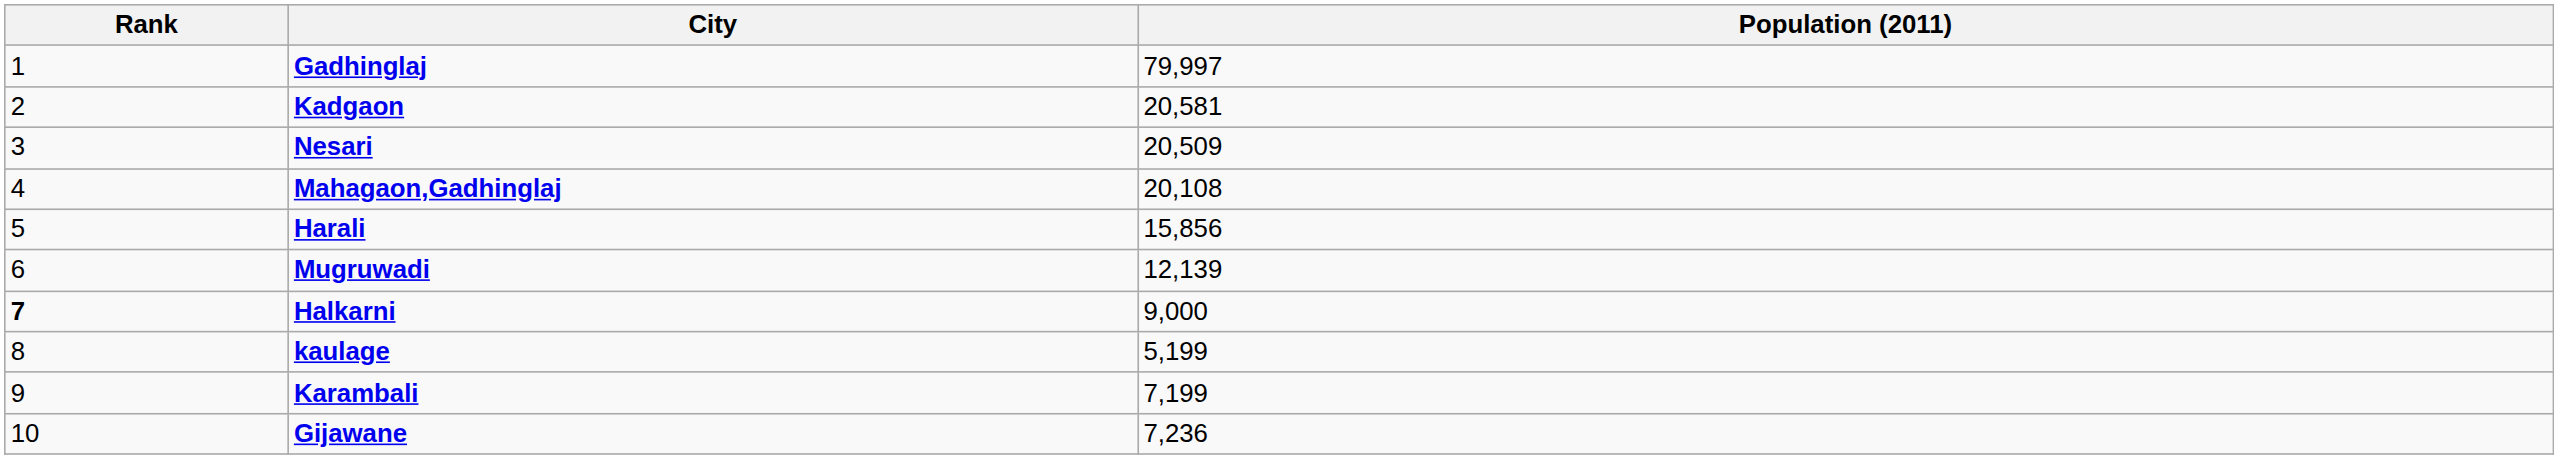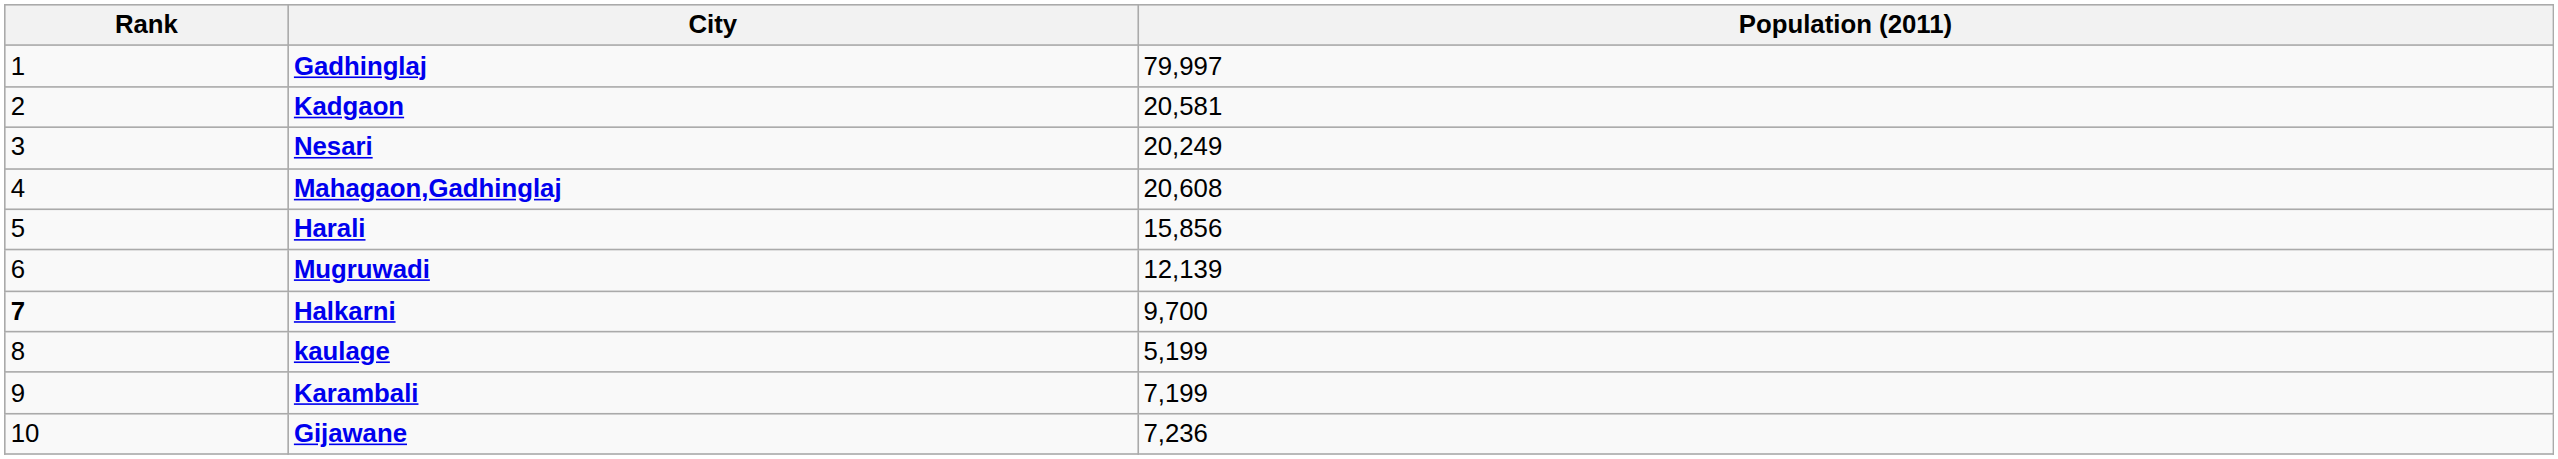(1183, 147) 20,509 -> (1183, 147) 20,249
(1183, 188) 20,108 -> (1183, 188) 20,608
(1176, 310) 9,000 -> (1176, 310) 9,700
